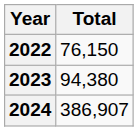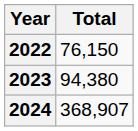(95, 110) 386,907 -> (95, 110) 368,907
